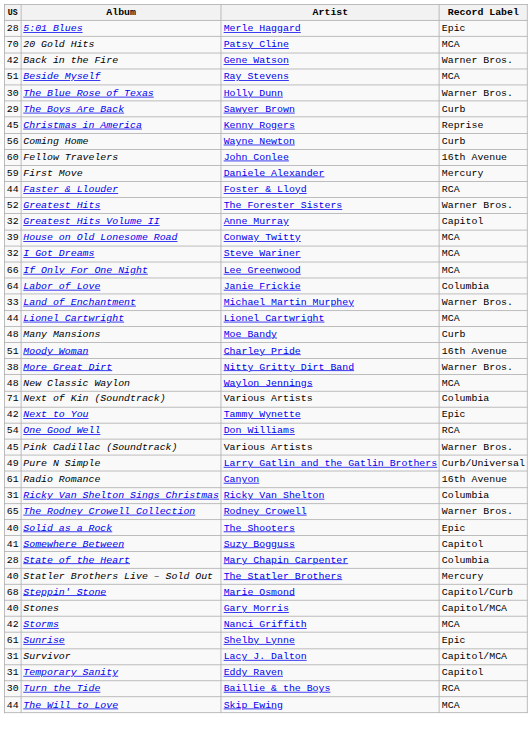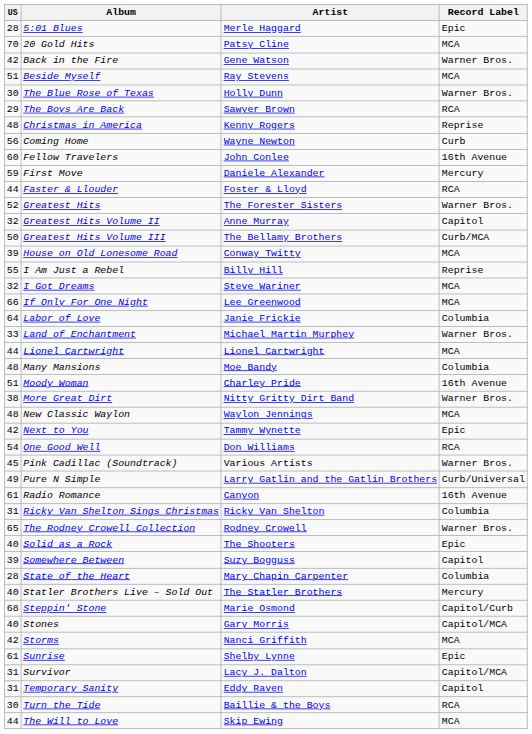(454, 109) Curb -> (451, 109) RCA
(13, 125) 45 -> (13, 125) 48
+ row: (94, 238)
+ row: (74, 270)
(454, 334) Curb -> (466, 367) Columbia
- row: (94, 399)
(13, 544) 41 -> (13, 560) 39
